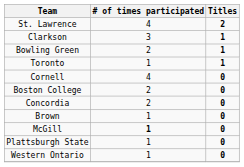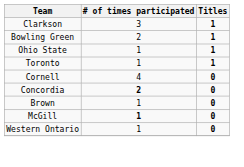- row: (47, 24)
+ row: (43, 50)
- row: (47, 90)
(148, 103) normal -> (139, 90) bold
- row: (47, 142)
